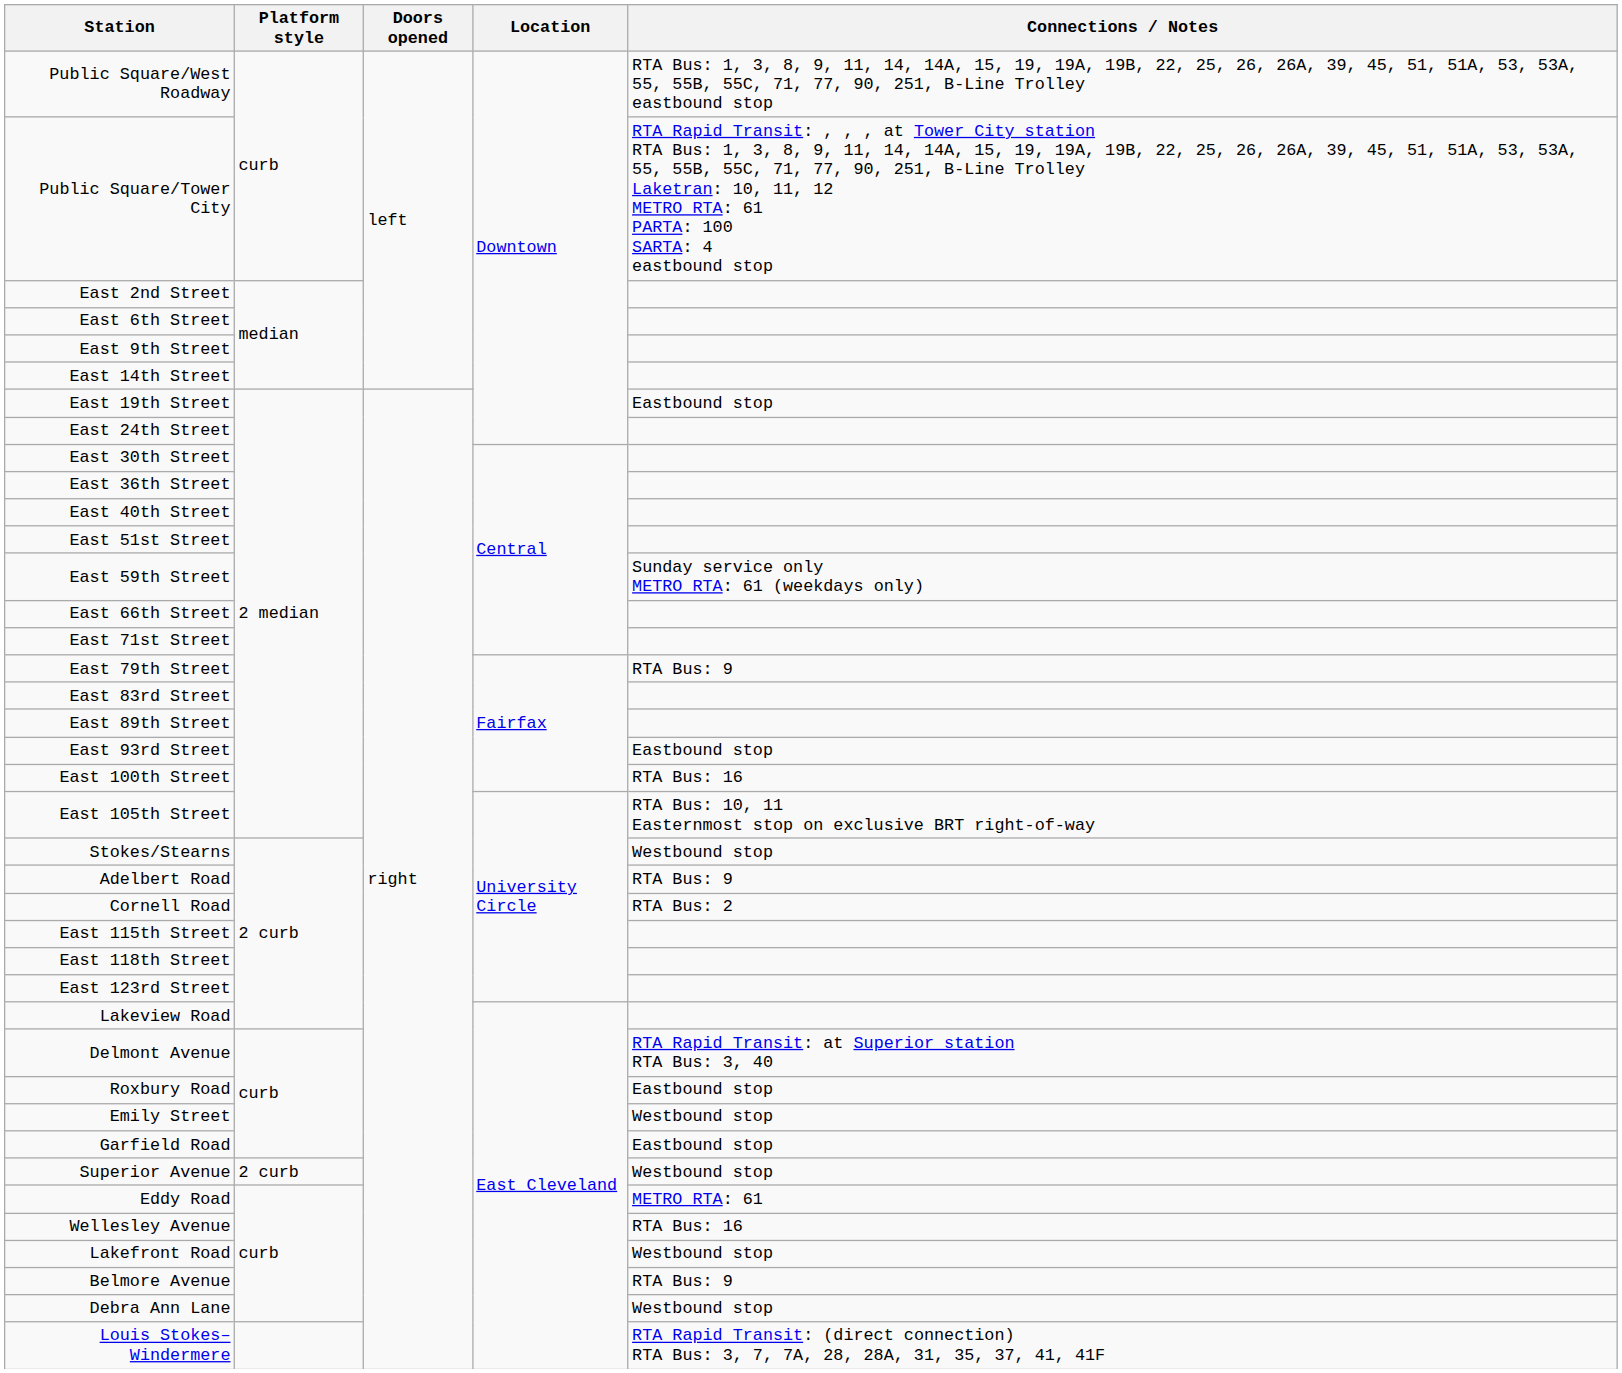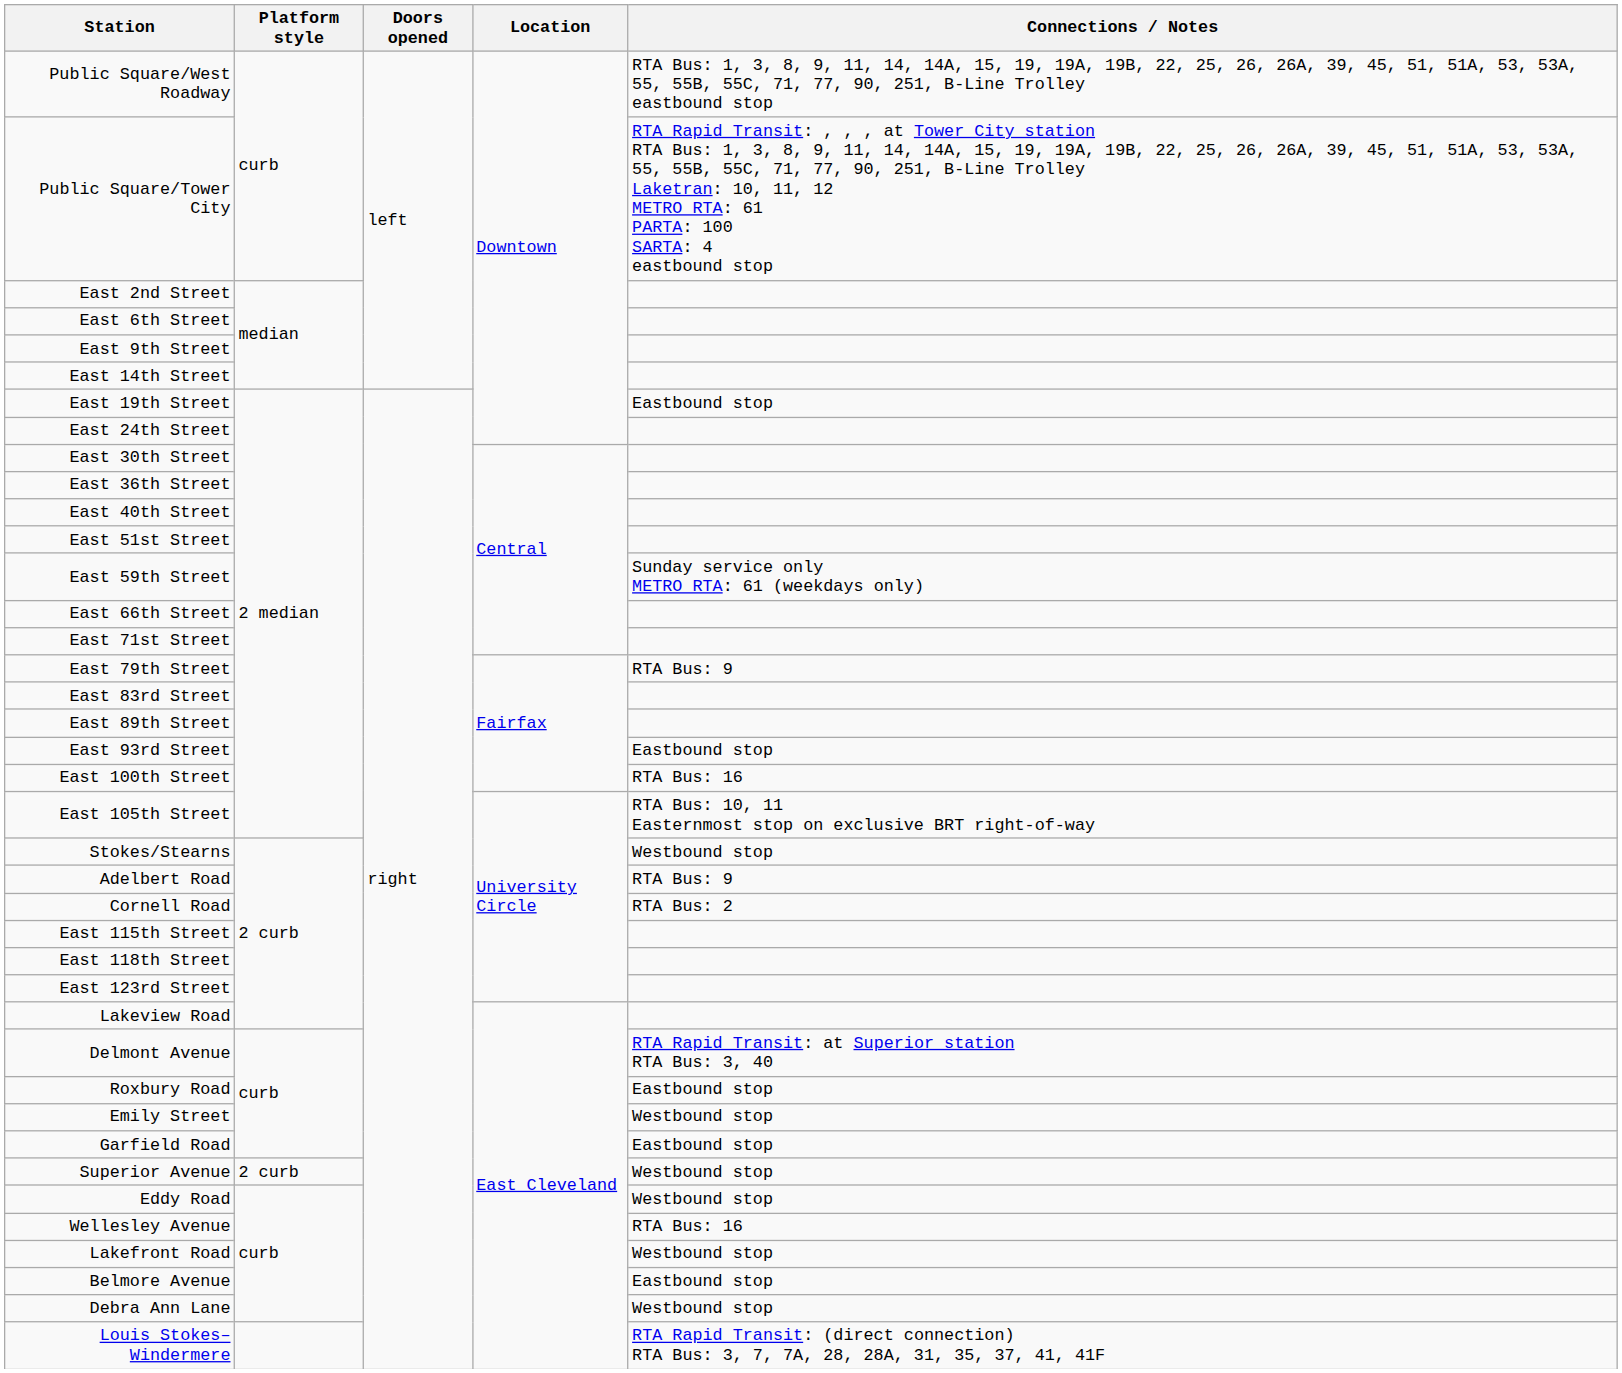(698, 1199) METRO RTA: 61 -> (703, 1199) Westbound stop
(682, 1281) RTA Bus: 9 -> (703, 1281) Eastbound stop
